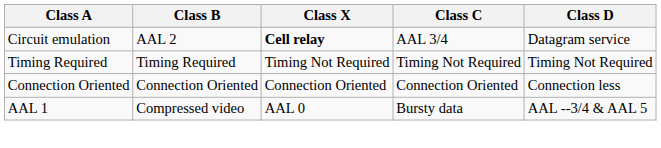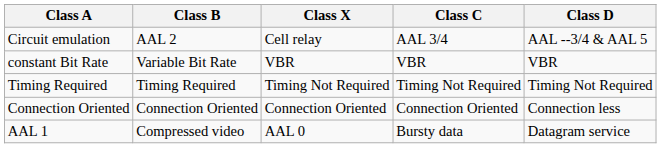(295, 39) bold -> (293, 39) normal
(579, 39) Datagram service -> (588, 39) AAL --3/4 & AAL 5
+ row: (58, 62)
(588, 108) AAL --3/4 & AAL 5 -> (579, 131) Datagram service
